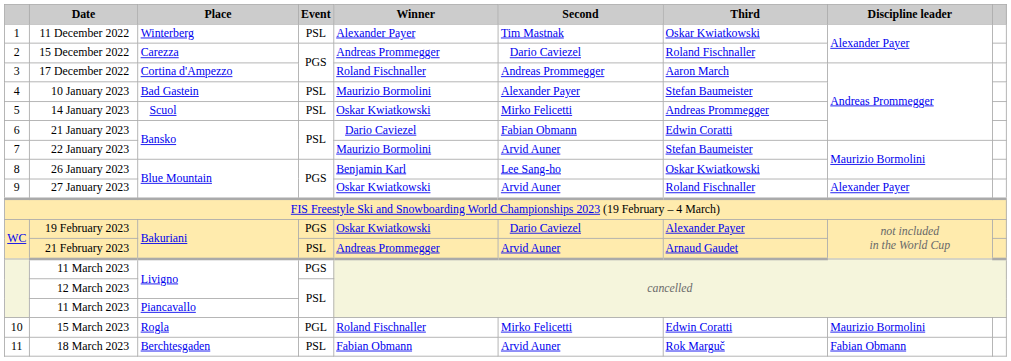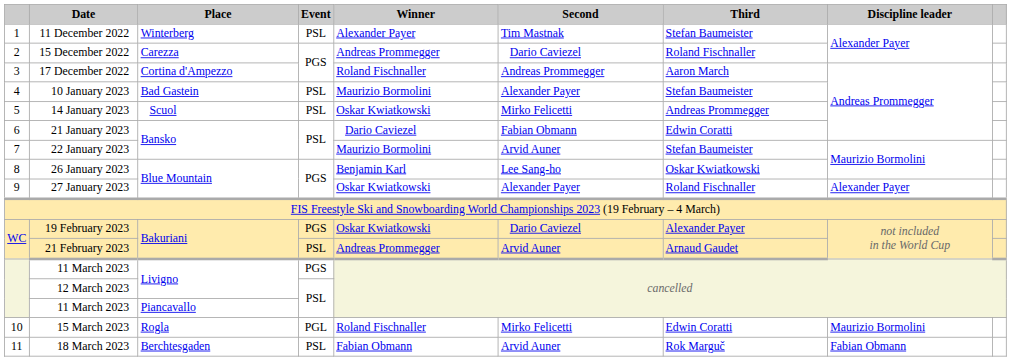(713, 33) Oskar Kwiatkowski -> (709, 33) Stefan Baumeister
(531, 188) Arvid Auner -> (540, 188) Alexander Payer
